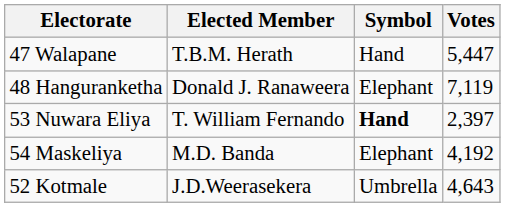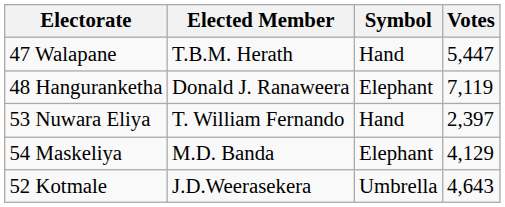(384, 119) bold -> (382, 119) normal
(471, 152) 4,192 -> (471, 152) 4,129
